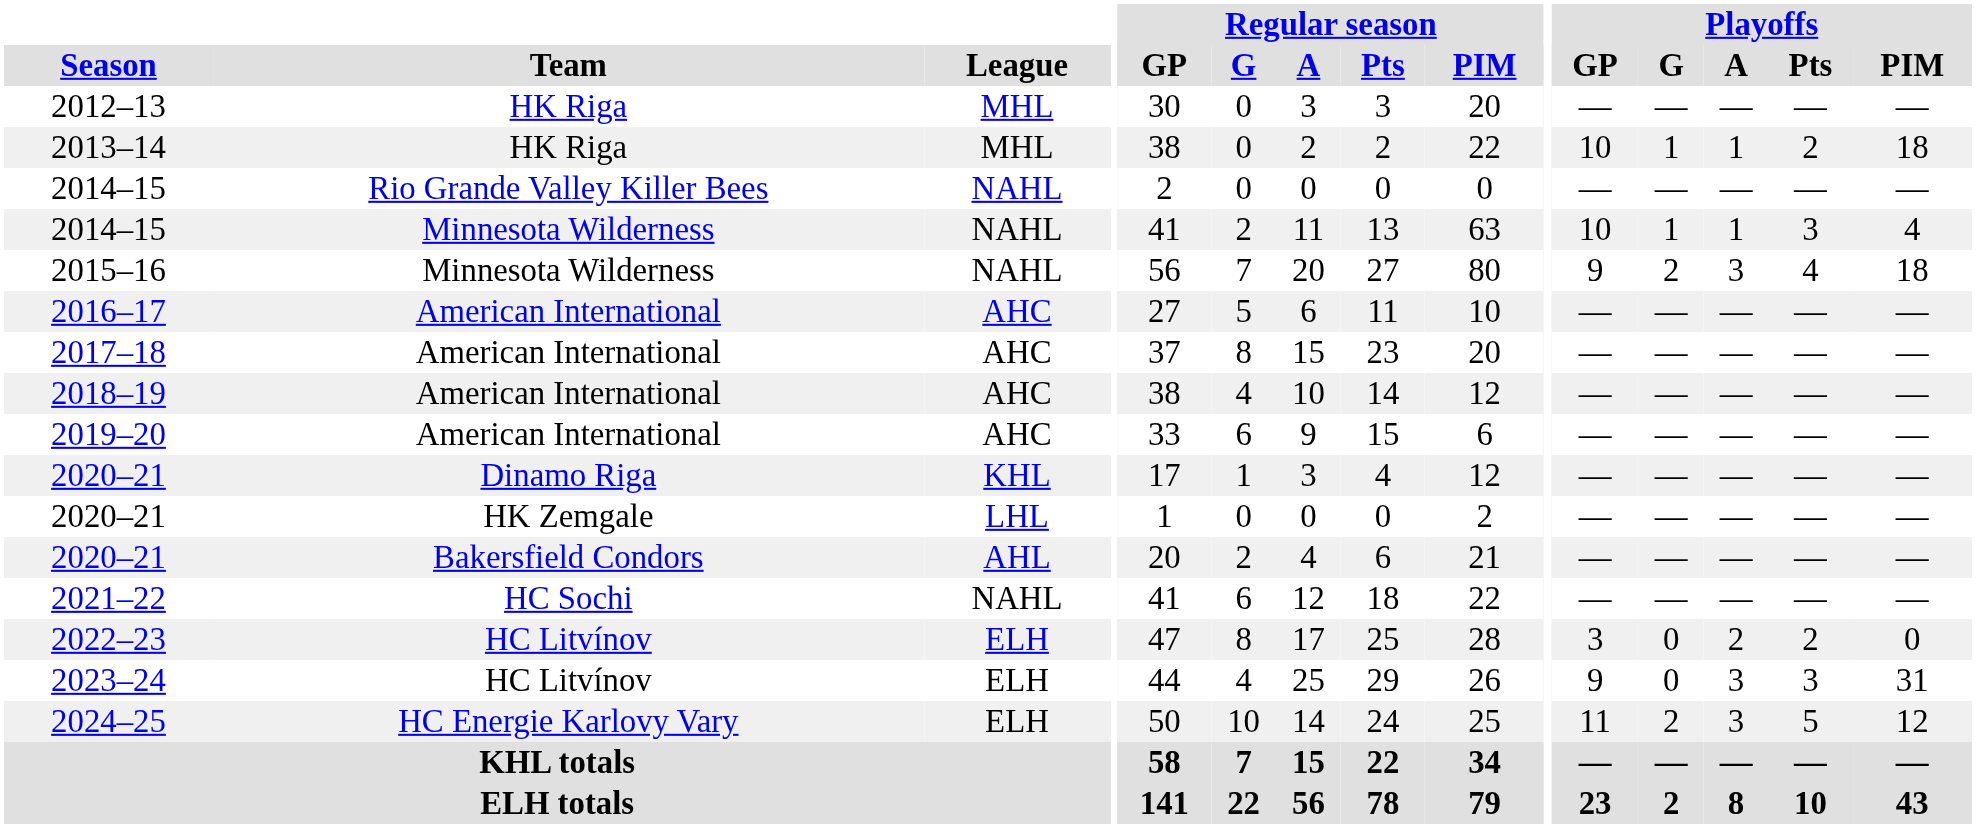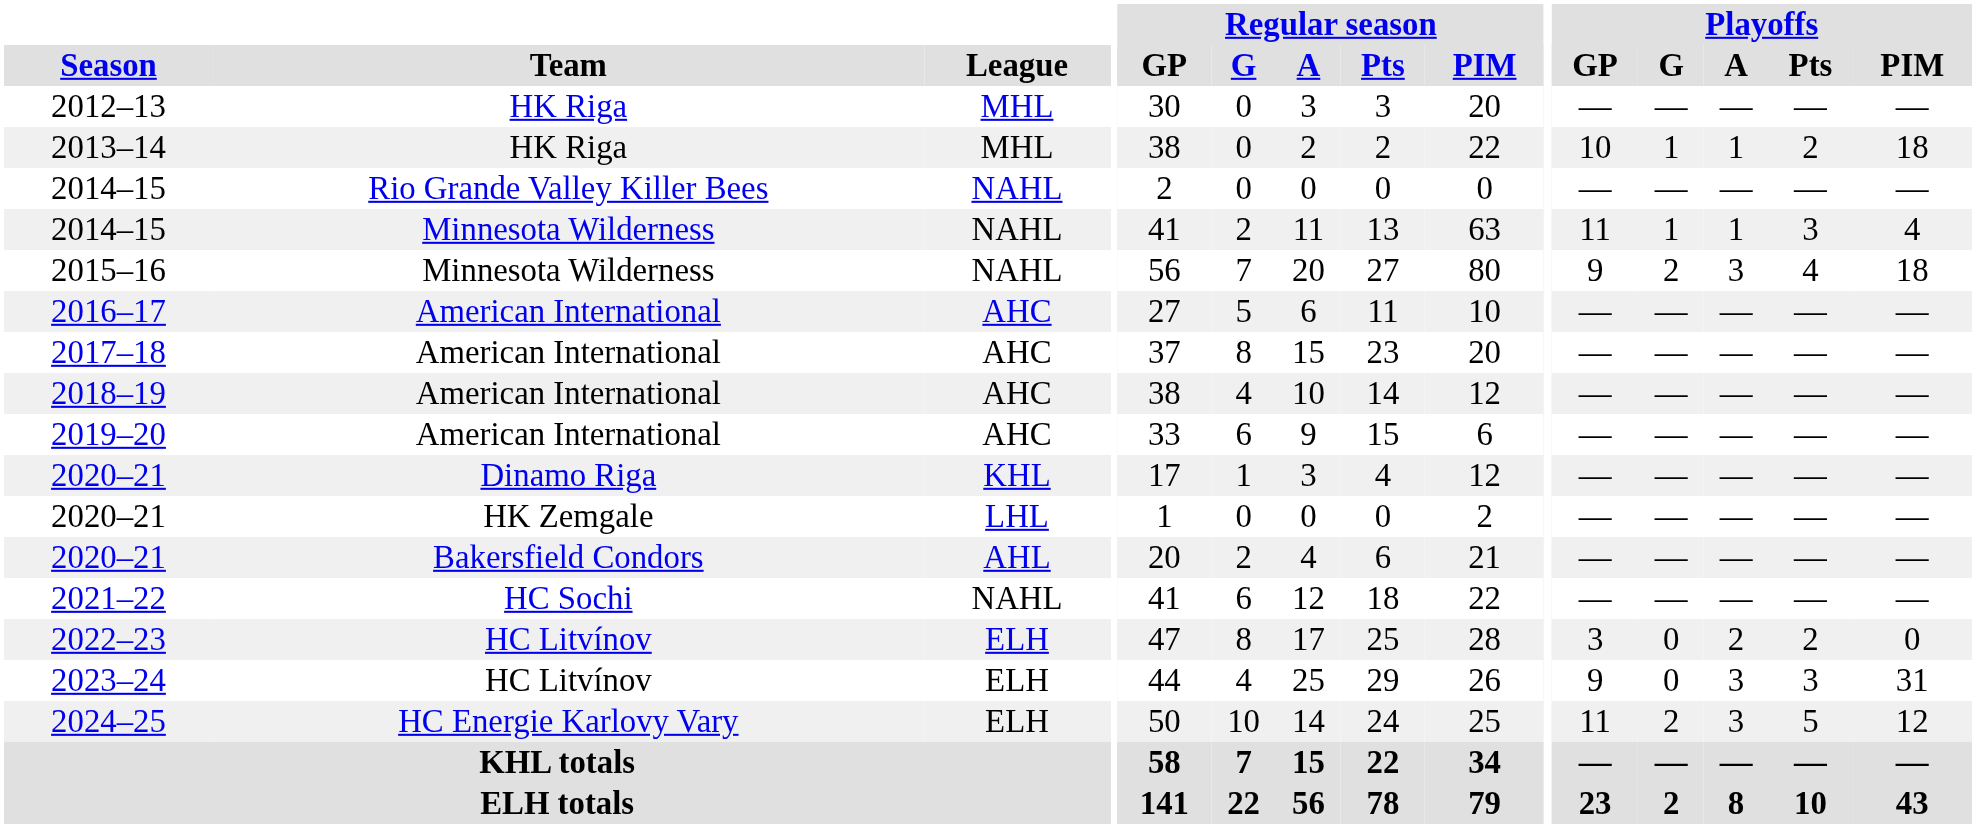(1595, 228) 10 -> (1595, 228) 11
